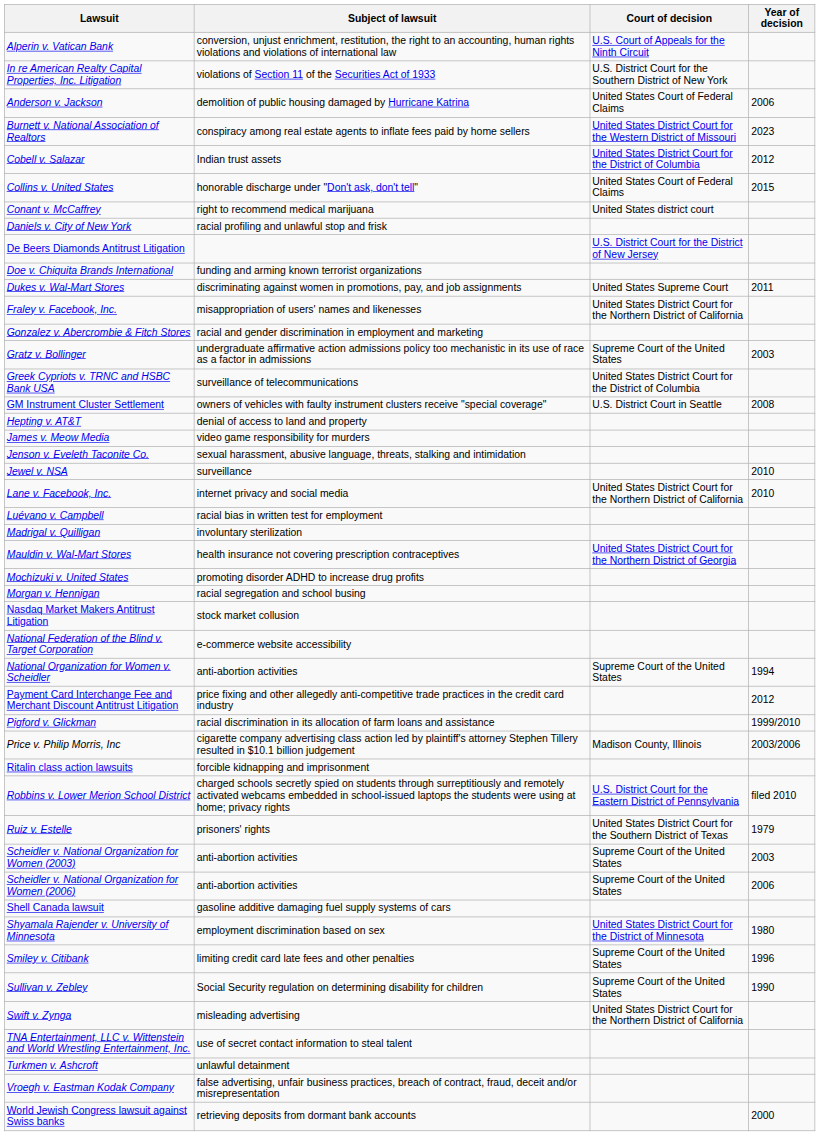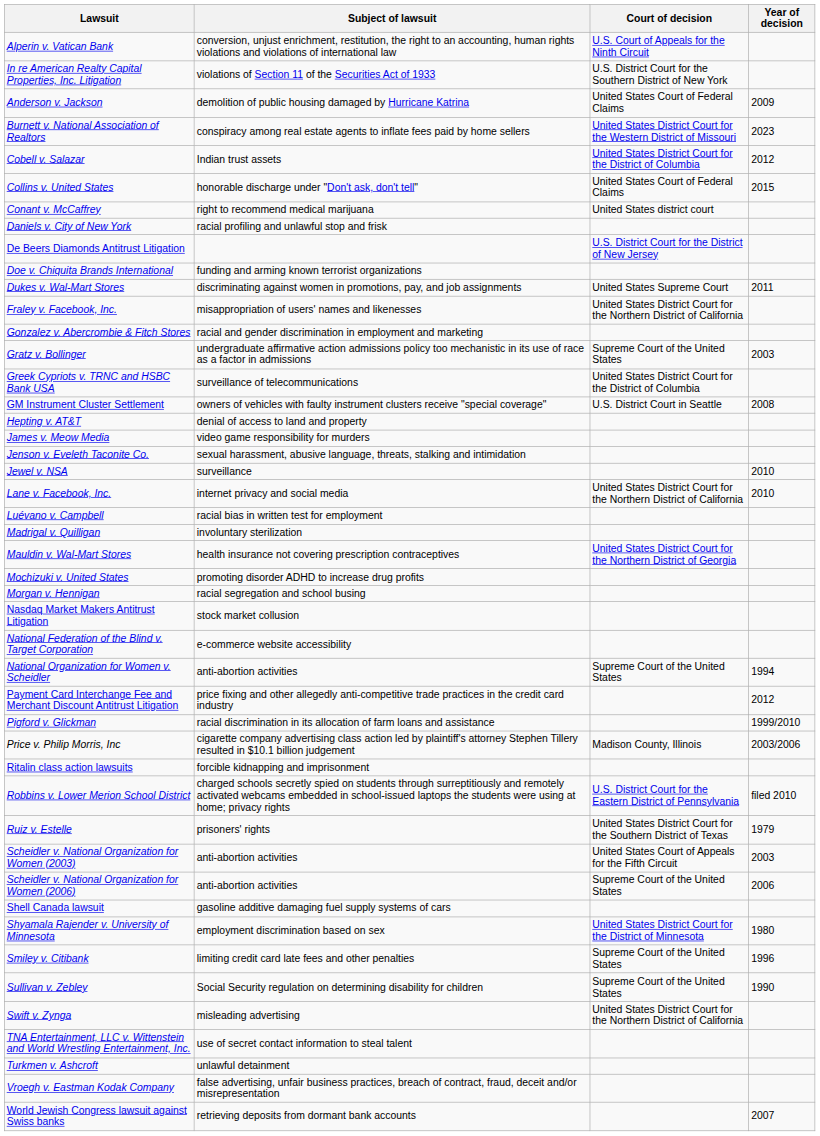(763, 103) 2006 -> (763, 103) 2009
(658, 858) Supreme Court of the United States -> (663, 858) United States Court of Appeals for the Fifth Circuit
(763, 1116) 2000 -> (763, 1116) 2007
